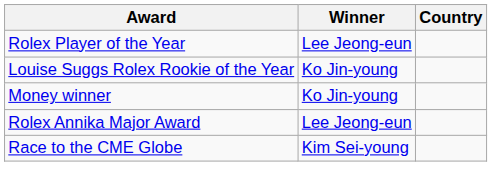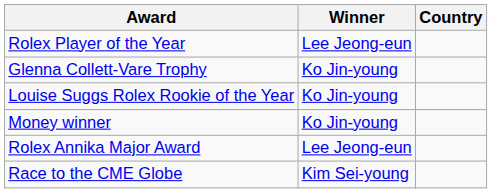+ row: (108, 69)
